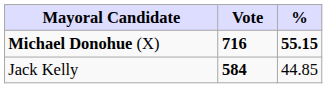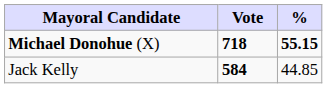(234, 43) 716 -> (234, 43) 718
